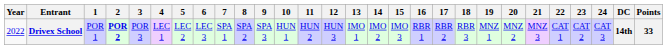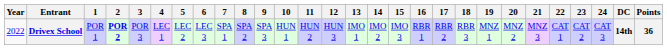(648, 31) 33 -> (648, 31) 36
